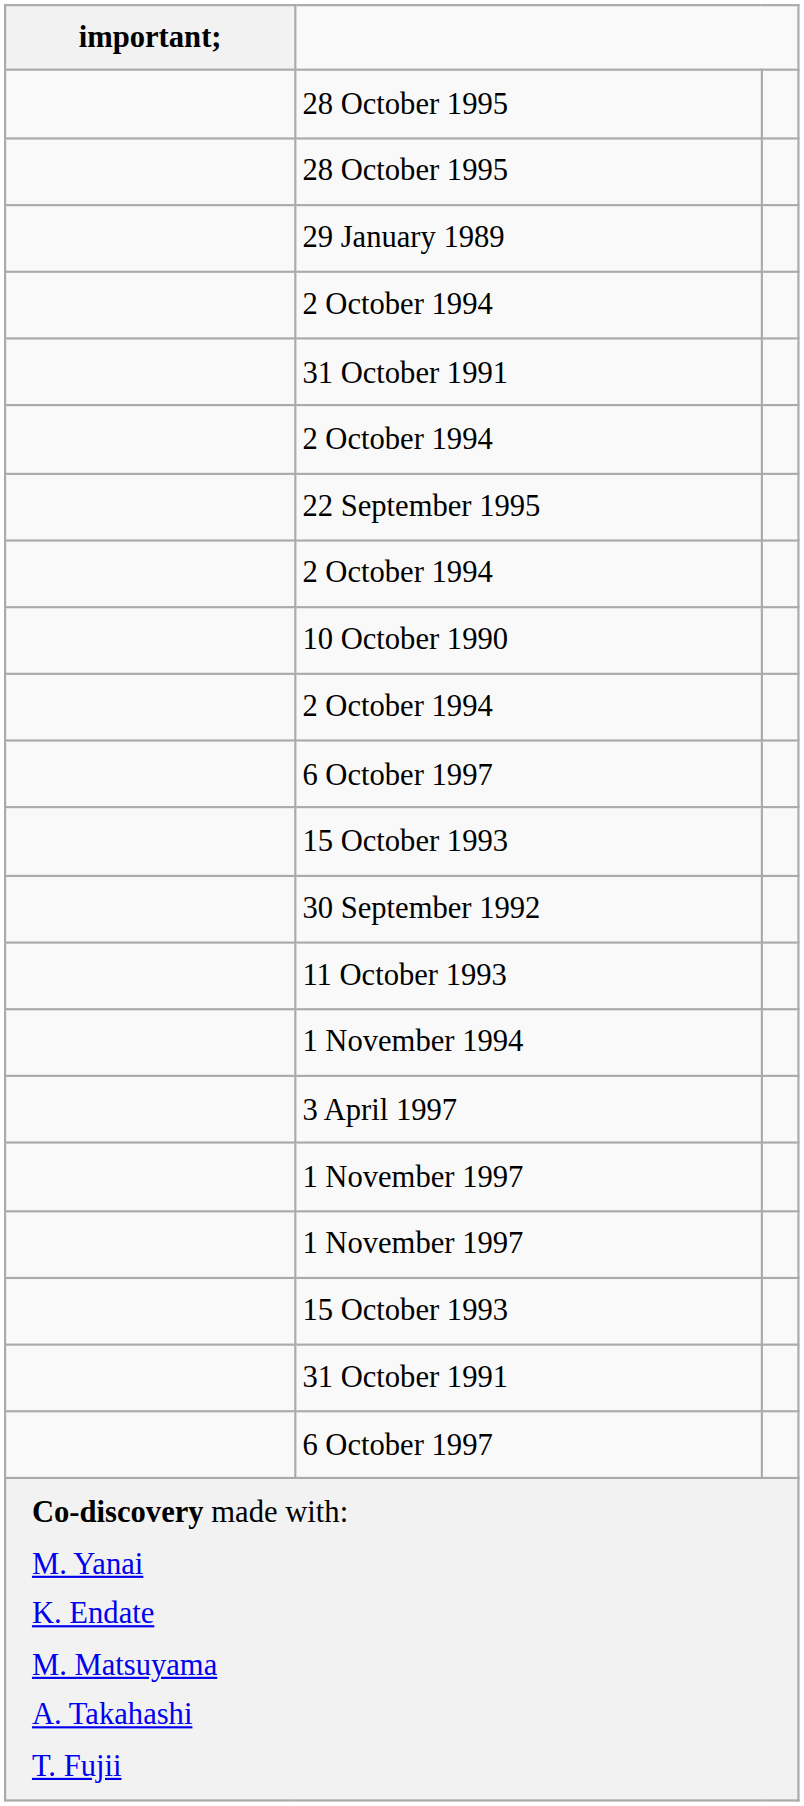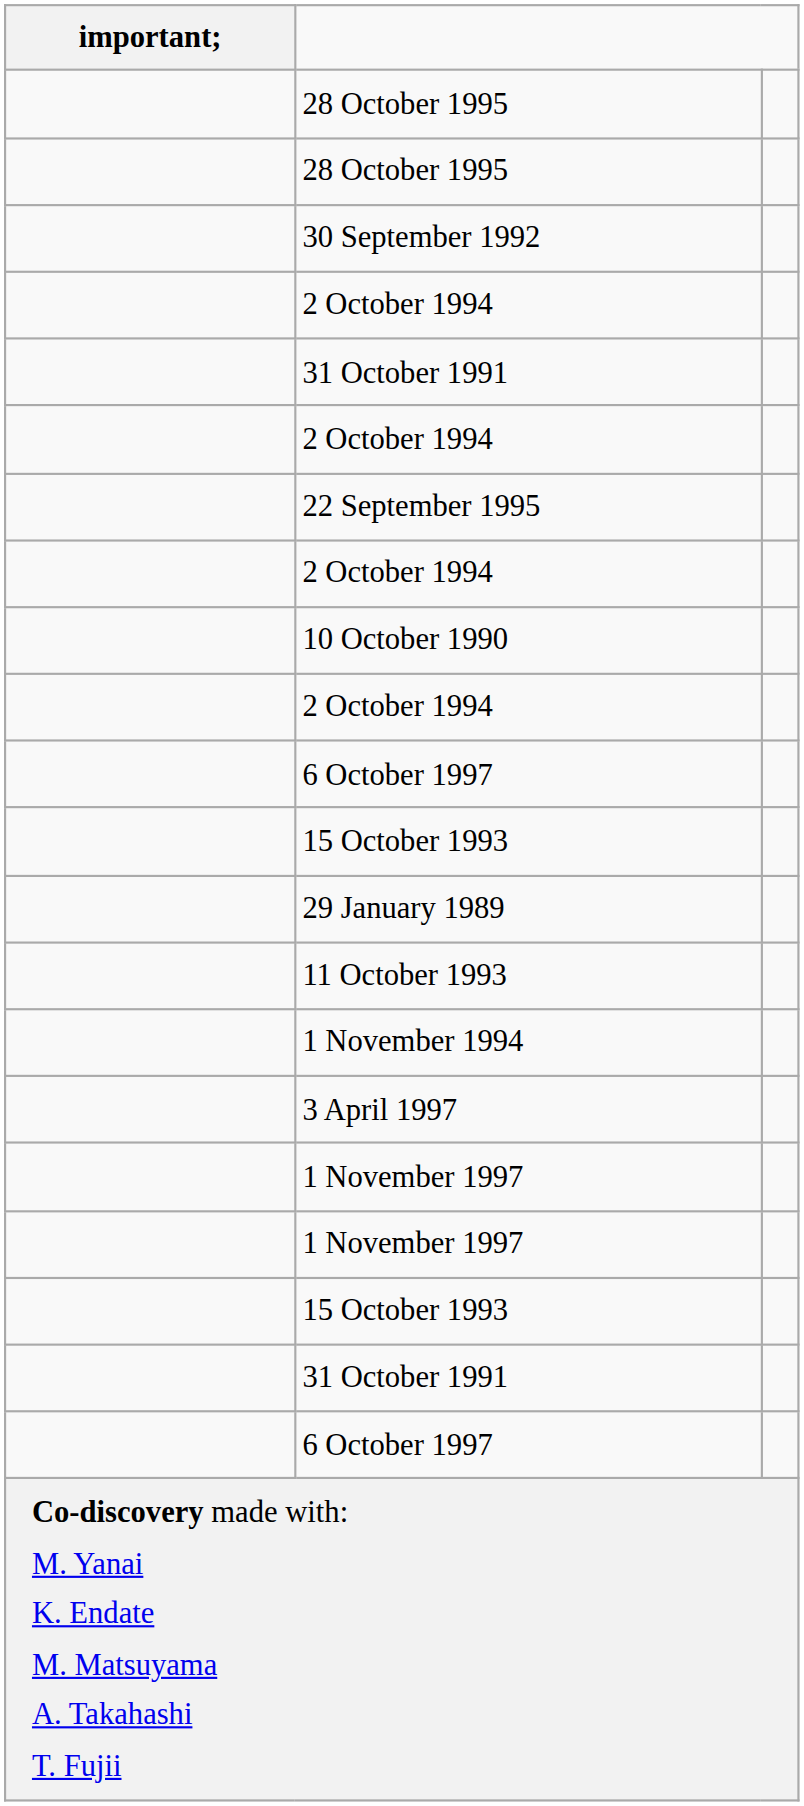rows swapped: (150, 238) <-> (150, 909)
